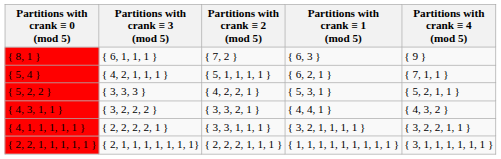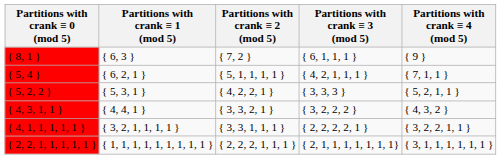columns swapped: (343, 25) <-> (150, 25)
